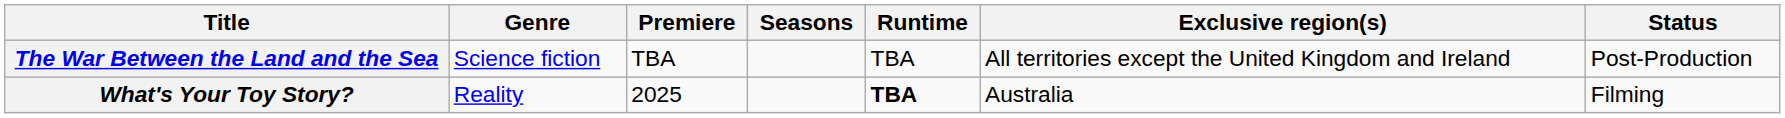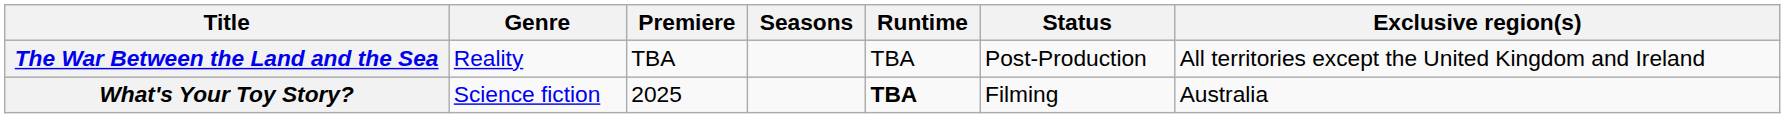columns swapped: (1283, 22) <-> (1683, 22)
(527, 58) Science fiction -> (489, 58) Reality
(489, 94) Reality -> (527, 94) Science fiction
